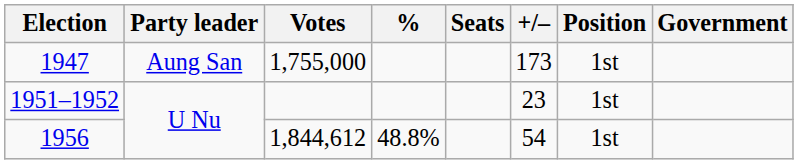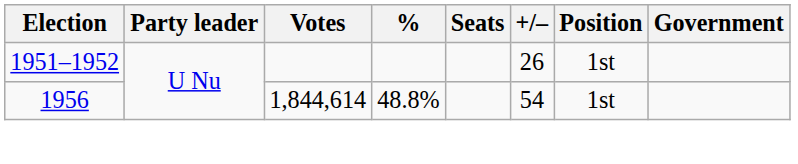- row: (65, 61)
(534, 100) 23 -> (532, 61) 26
(318, 138) 1,844,612 -> (318, 100) 1,844,614
